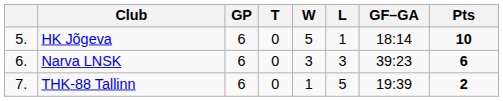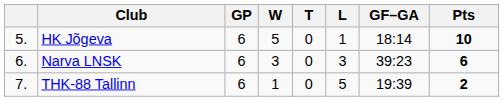columns swapped: (309, 15) <-> (275, 15)
